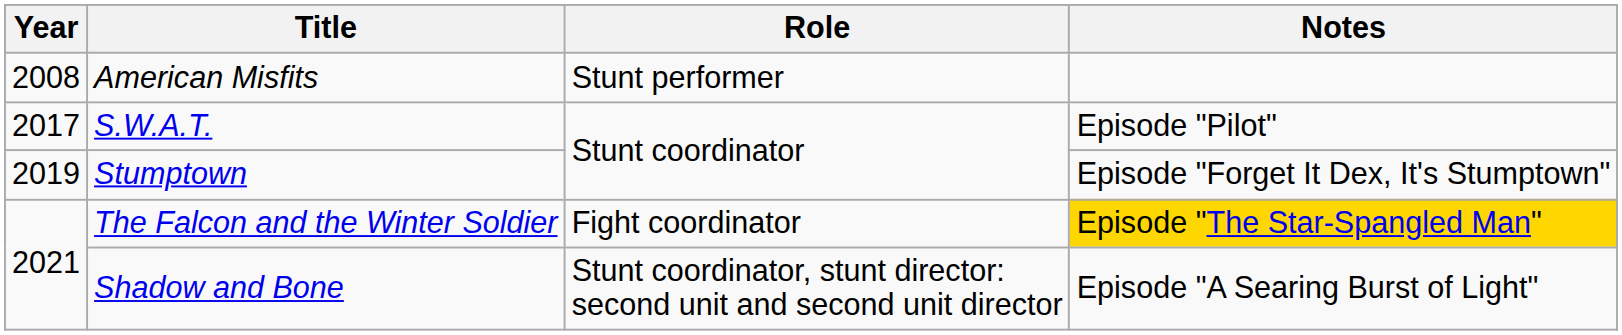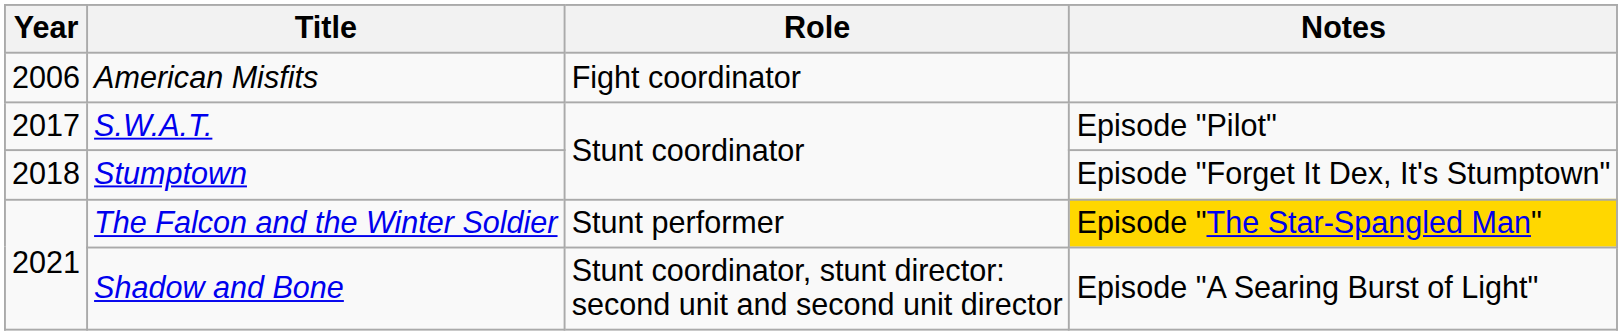(46, 77) 2008 -> (46, 77) 2006
(678, 77) Stunt performer -> (686, 77) Fight coordinator
(46, 174) 2019 -> (46, 174) 2018
(686, 222) Fight coordinator -> (678, 222) Stunt performer
